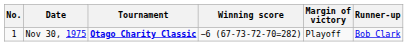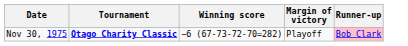- column: (14, 16)
(378, 35) no background -> (359, 35) pink background
